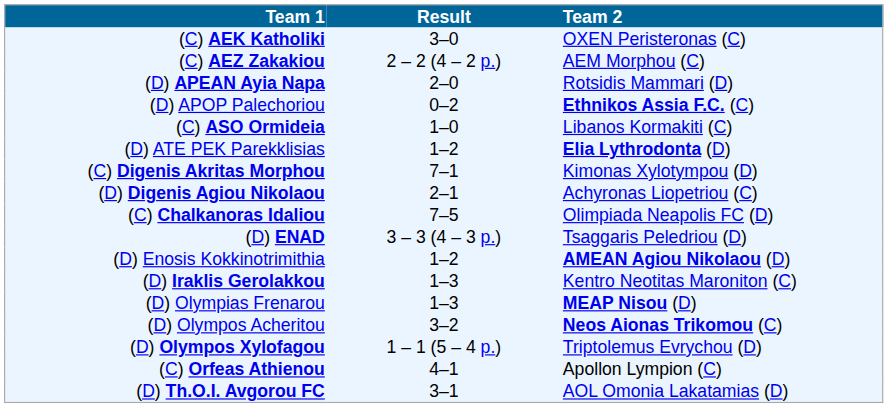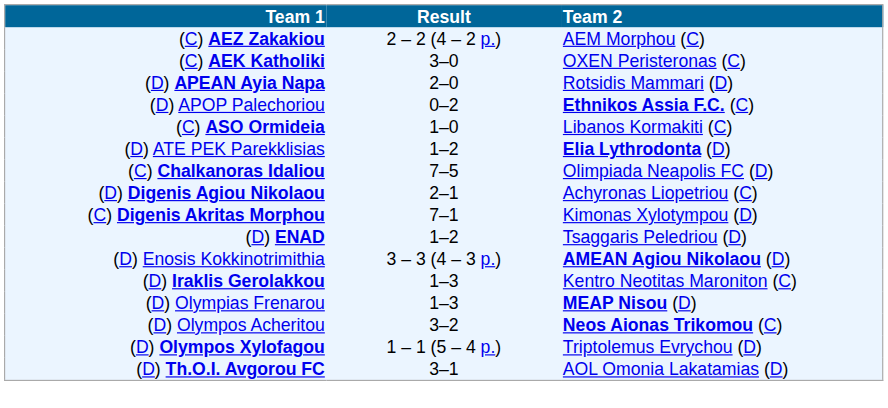rows swapped: (252, 38) <-> (252, 60)
rows swapped: (226, 215) <-> (206, 170)
(444, 237) 3 – 3 (4 – 3 p.) -> (444, 237) 1–2
(444, 259) 1–2 -> (444, 259) 3 – 3 (4 – 3 p.)
- row: (242, 369)
